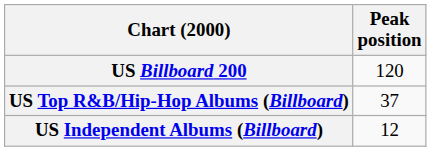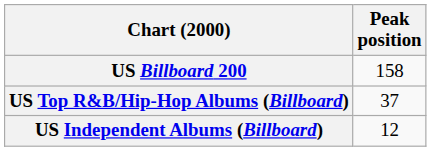(390, 70) 120 -> (390, 70) 158
